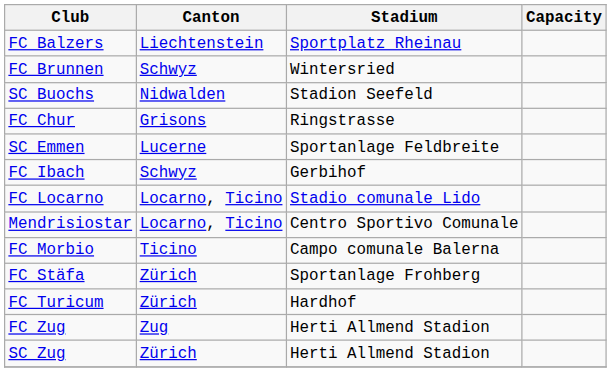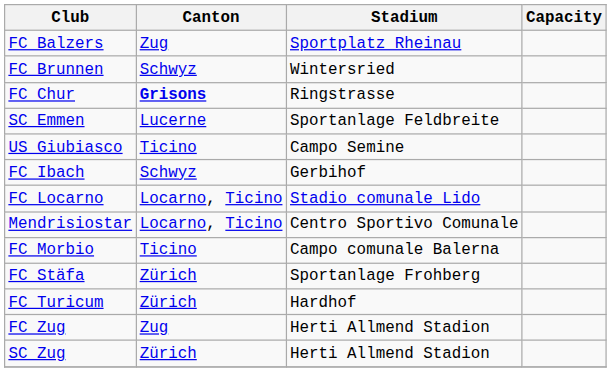(202, 43) Liechtenstein -> (154, 43) Zug
- row: (51, 95)
(173, 121) normal -> (173, 95) bold
+ row: (65, 147)
